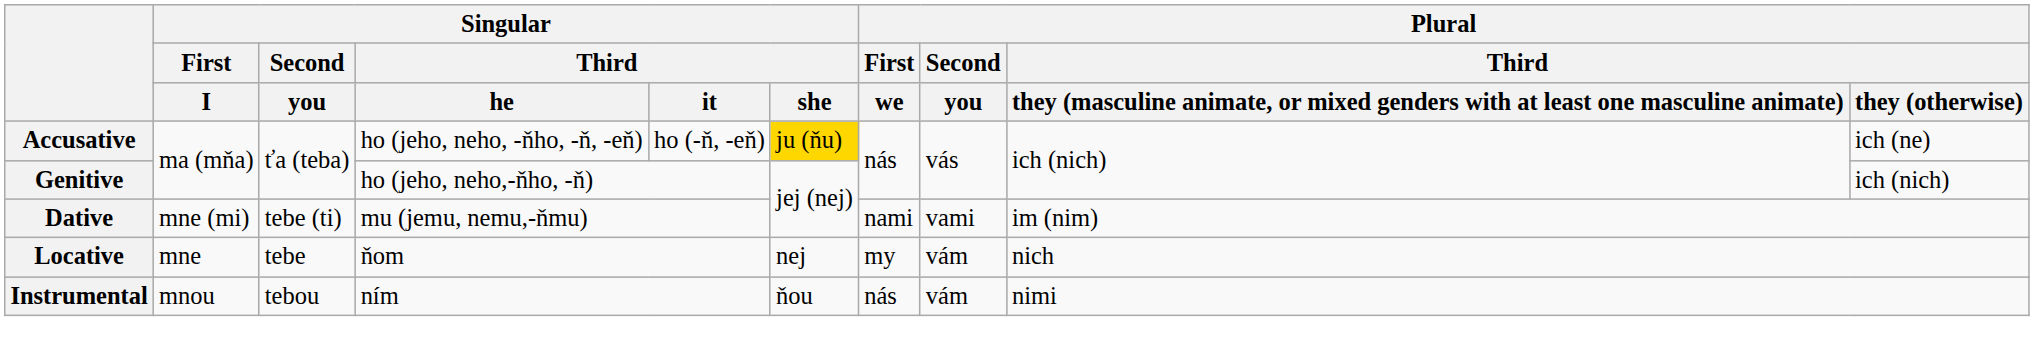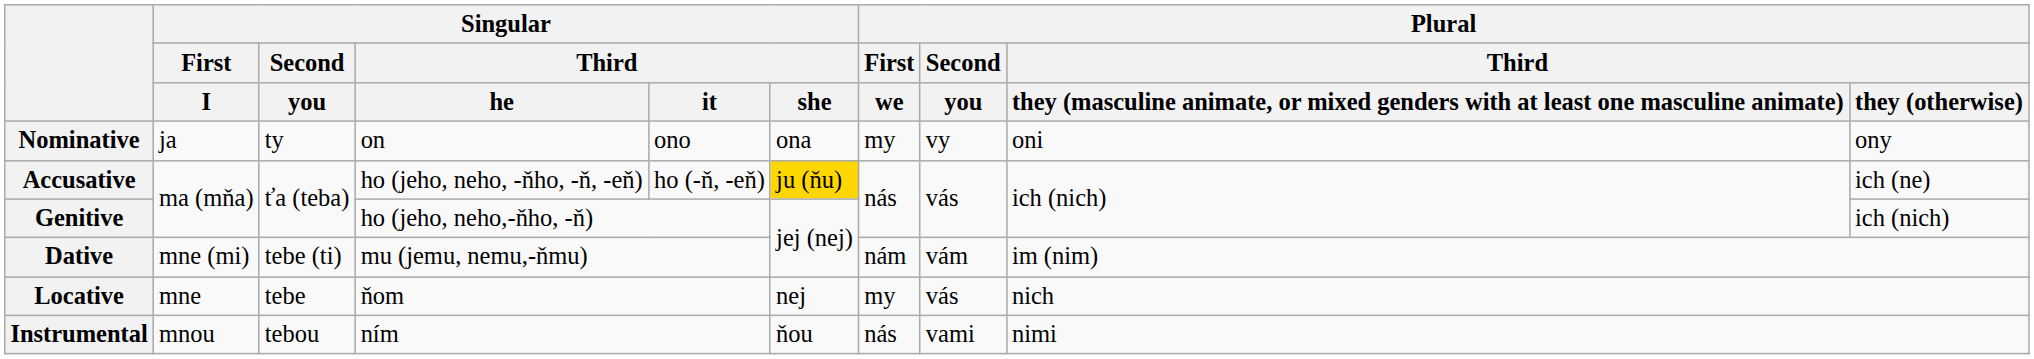+ row: (79, 140)
(889, 218) nami -> (885, 256) nám
(950, 218) vami -> (947, 256) vám
(947, 256) vám -> (942, 295) vás
(947, 295) vám -> (950, 334) vami
